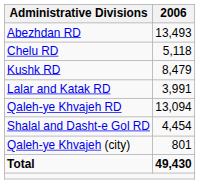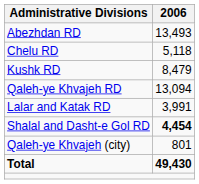rows swapped: (59, 88) <-> (64, 107)
(177, 126) normal -> (177, 126) bold
